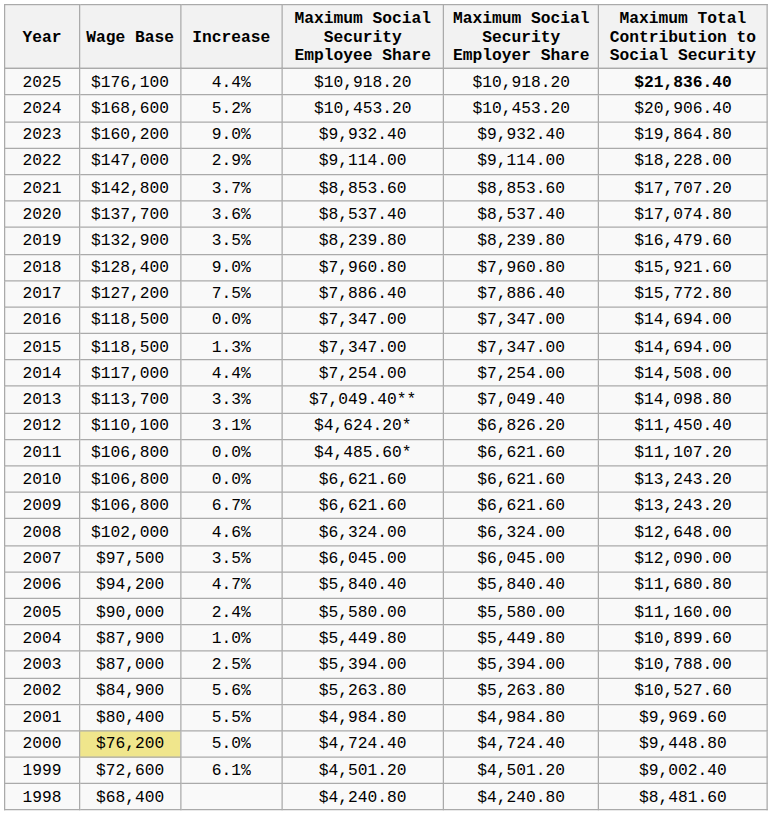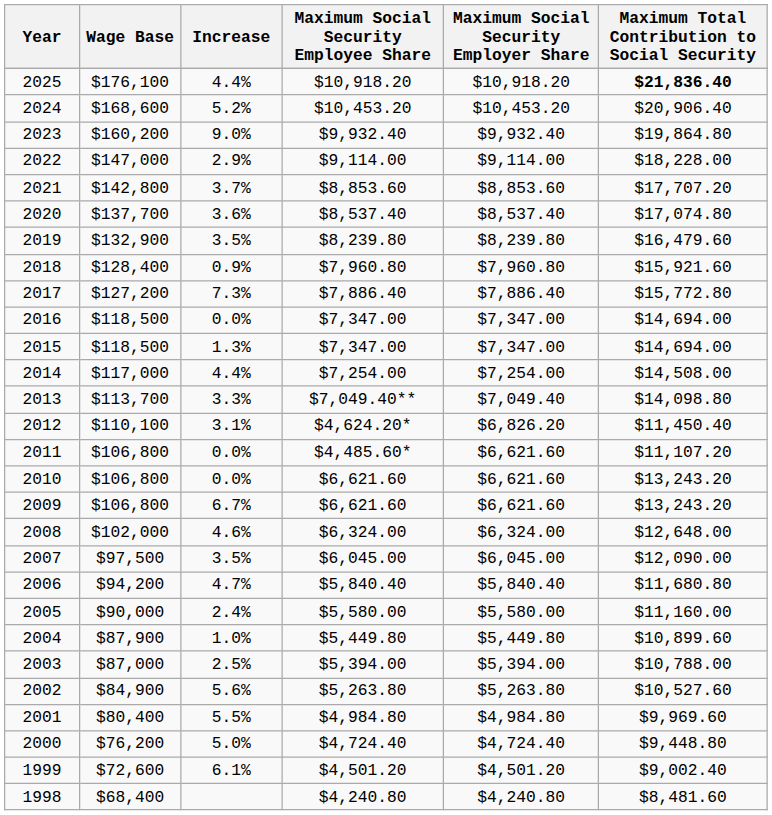(231, 267) 9.0% -> (231, 267) 0.9%
(231, 294) 7.5% -> (231, 294) 7.3%
(130, 744) khaki background -> (130, 744) no background
